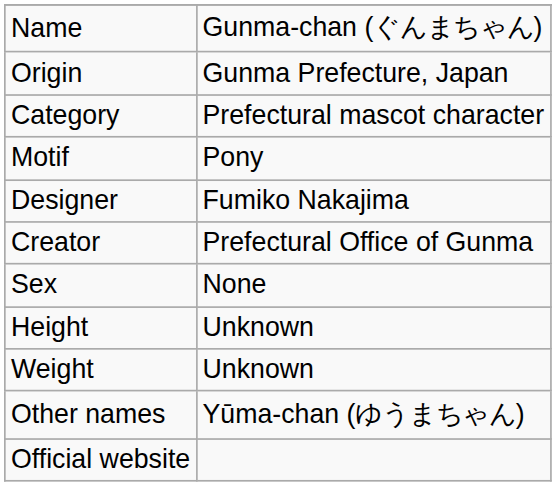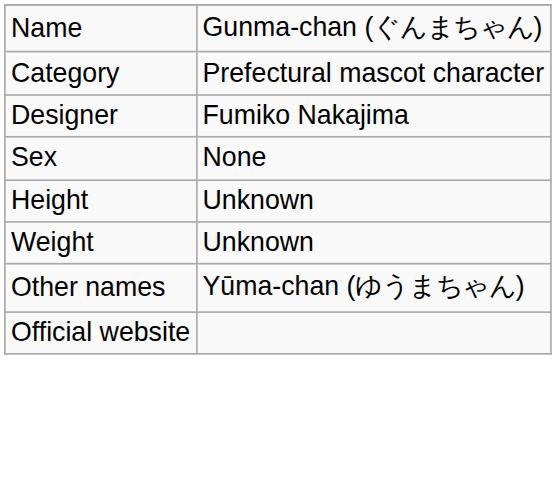- row: (47, 73)
- row: (40, 157)
- row: (56, 242)
